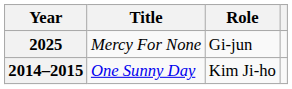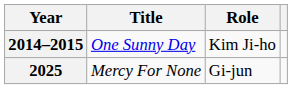rows swapped: (46, 70) <-> (46, 44)
